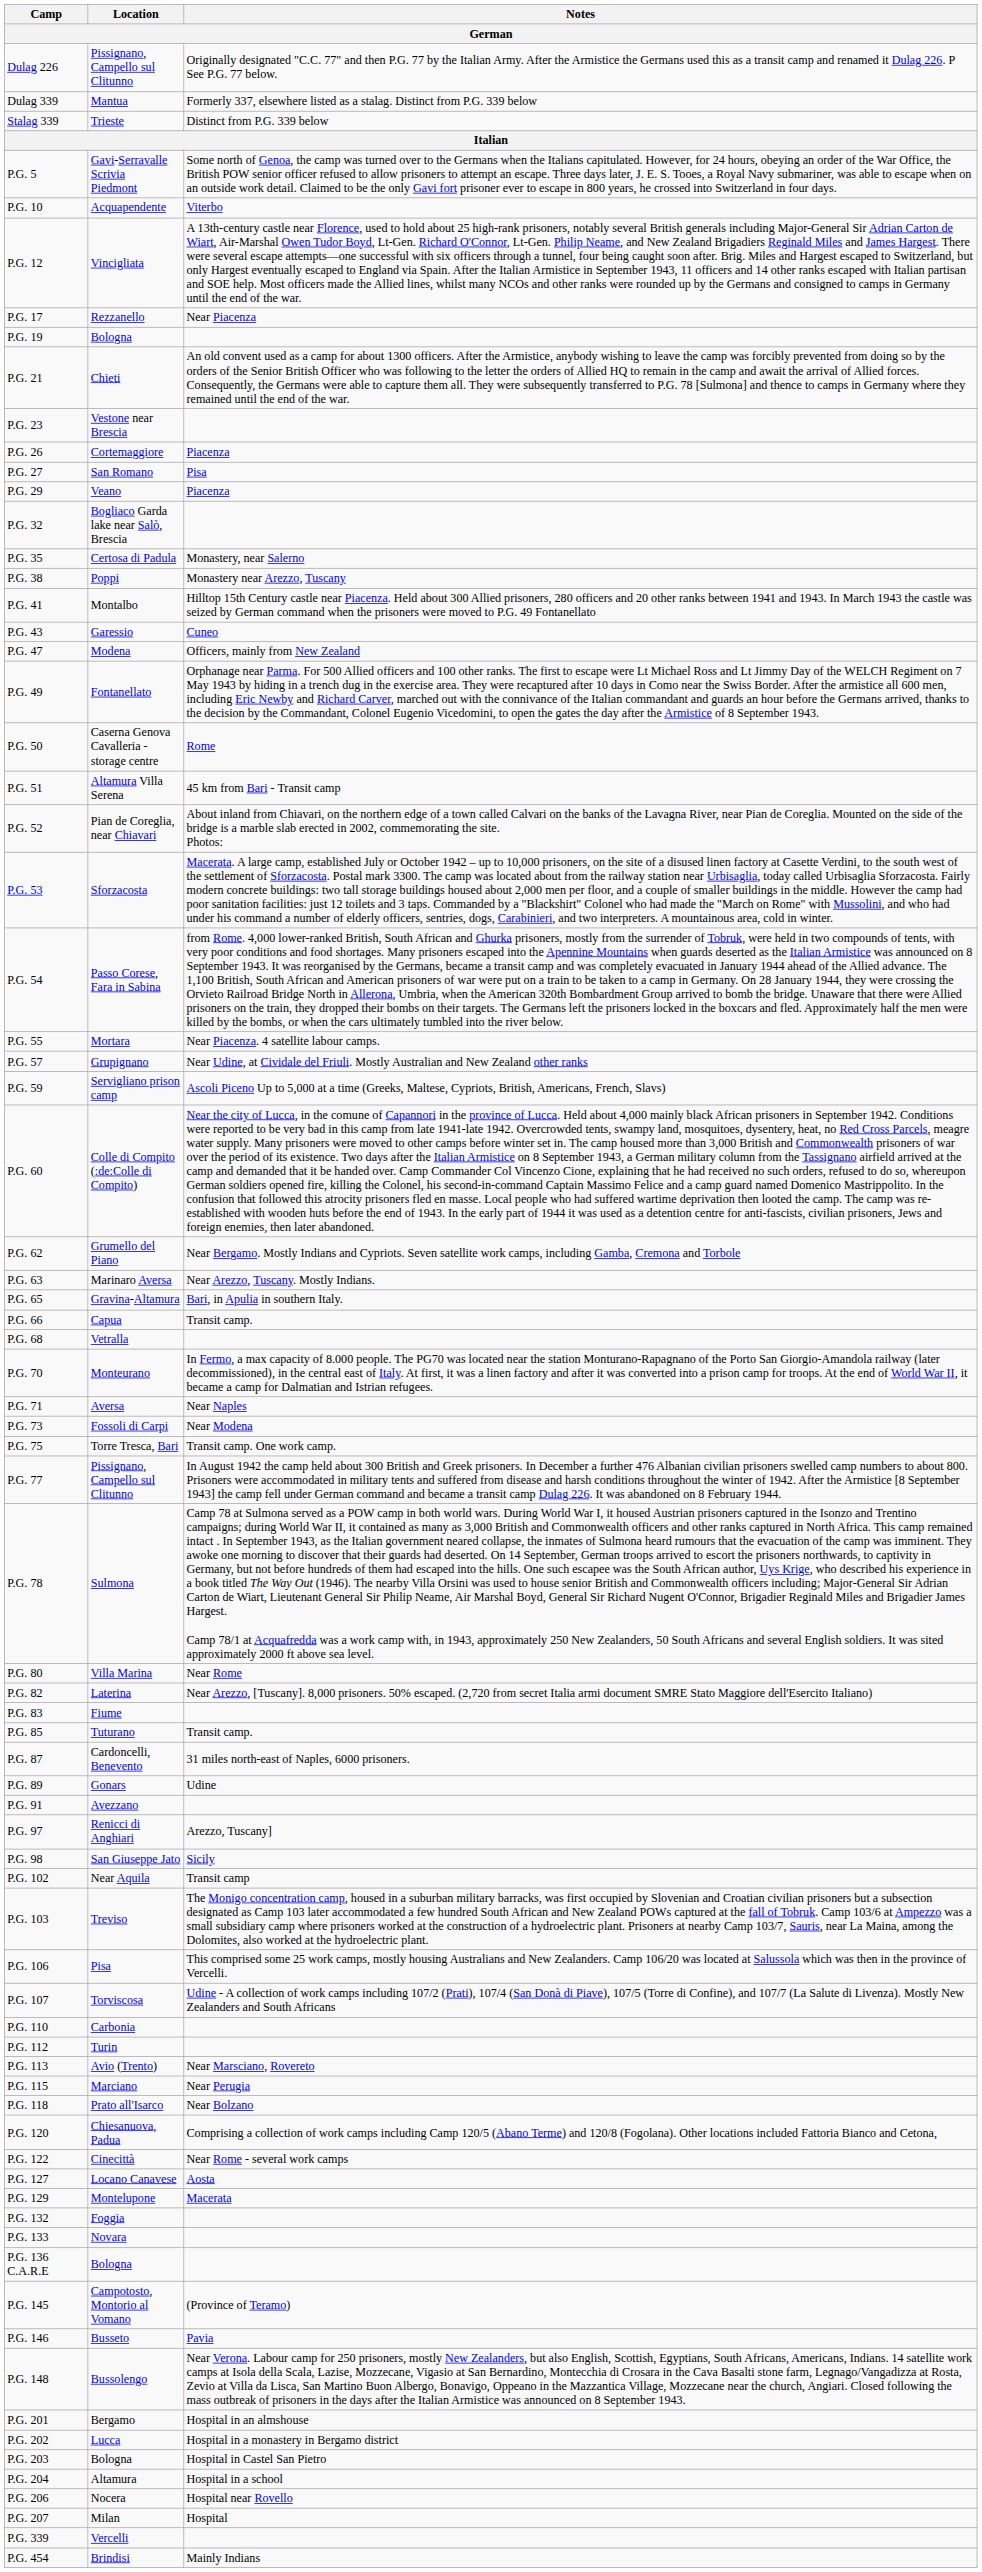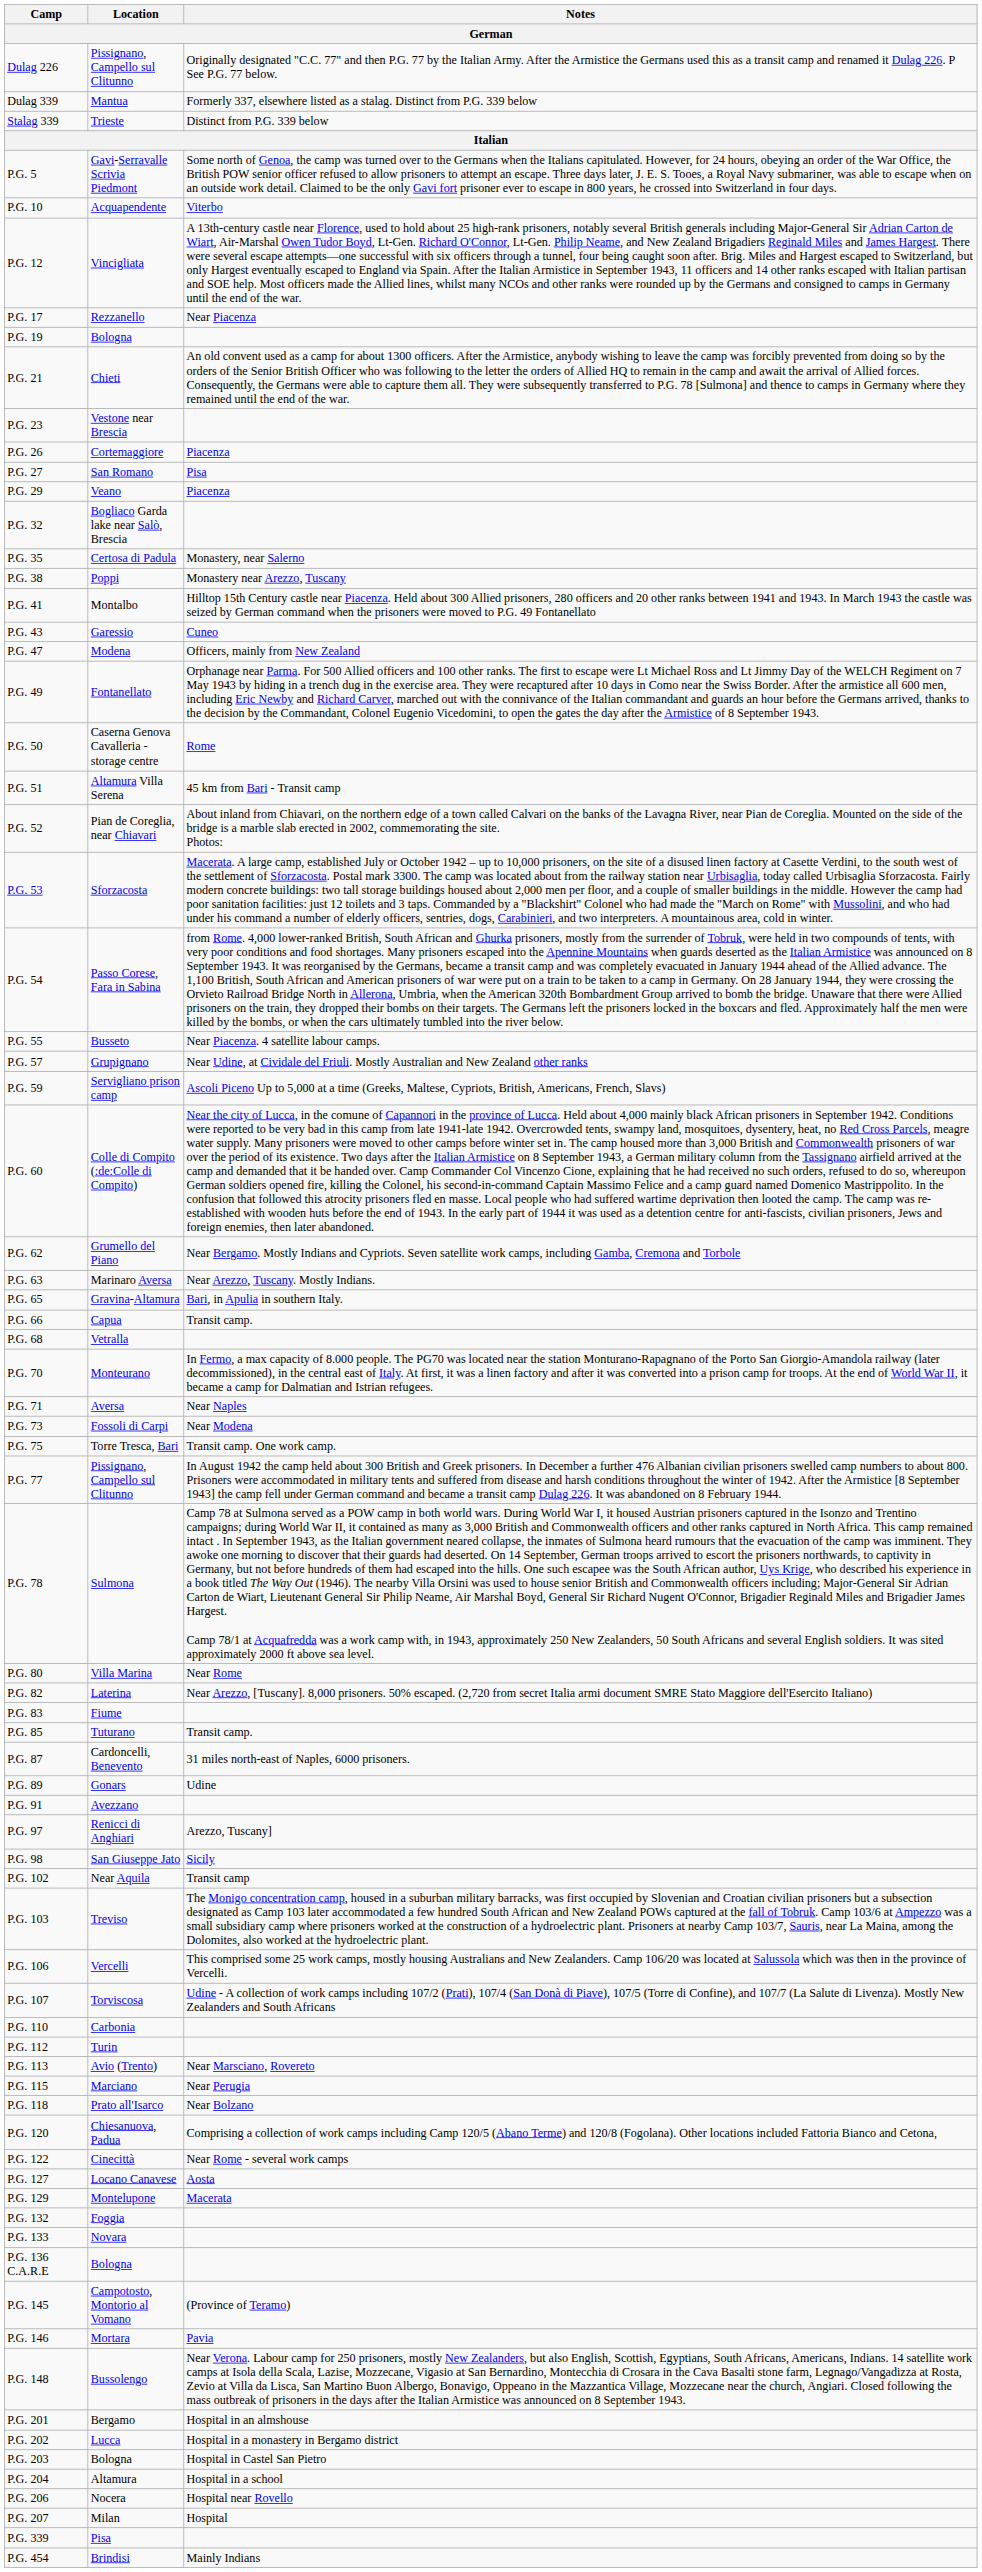(110, 1041) Mortara -> (110, 1041) Busseto
(101, 1966) Pisa -> (110, 1966) Vercelli
(110, 2338) Busseto -> (110, 2338) Mortara
(110, 2537) Vercelli -> (101, 2537) Pisa
